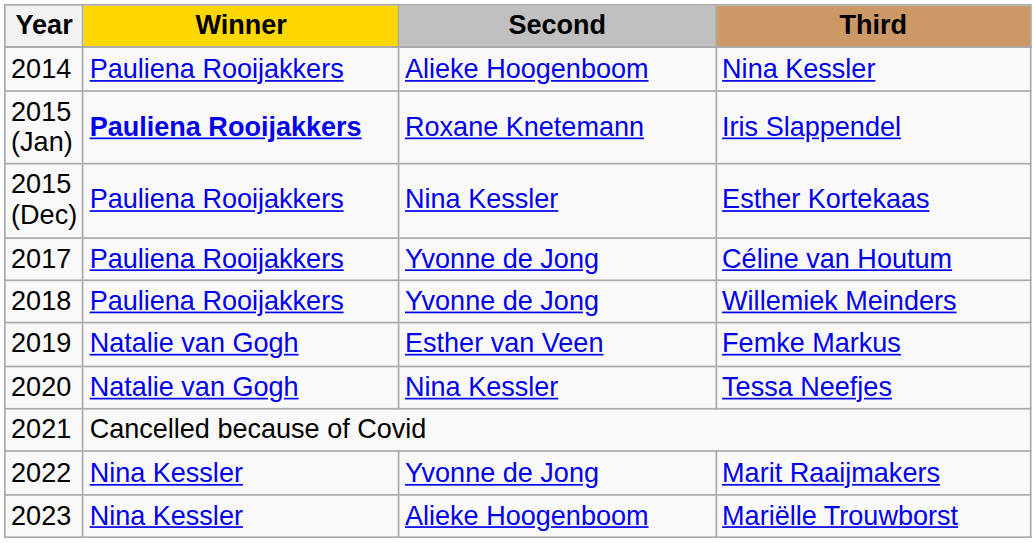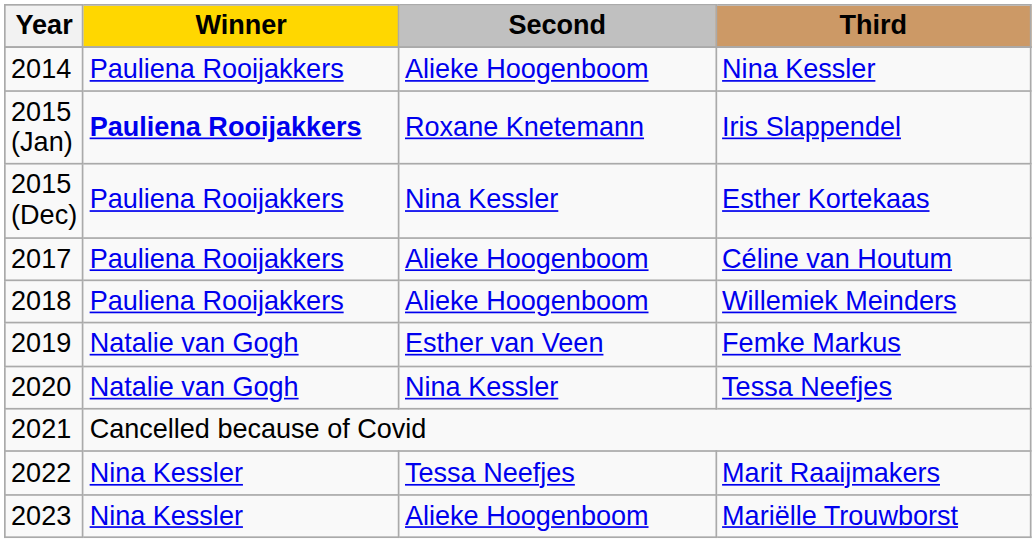(502, 258) Yvonne de Jong -> (527, 258) Alieke Hoogenboom
(502, 301) Yvonne de Jong -> (527, 301) Alieke Hoogenboom
(502, 472) Yvonne de Jong -> (490, 472) Tessa Neefjes
